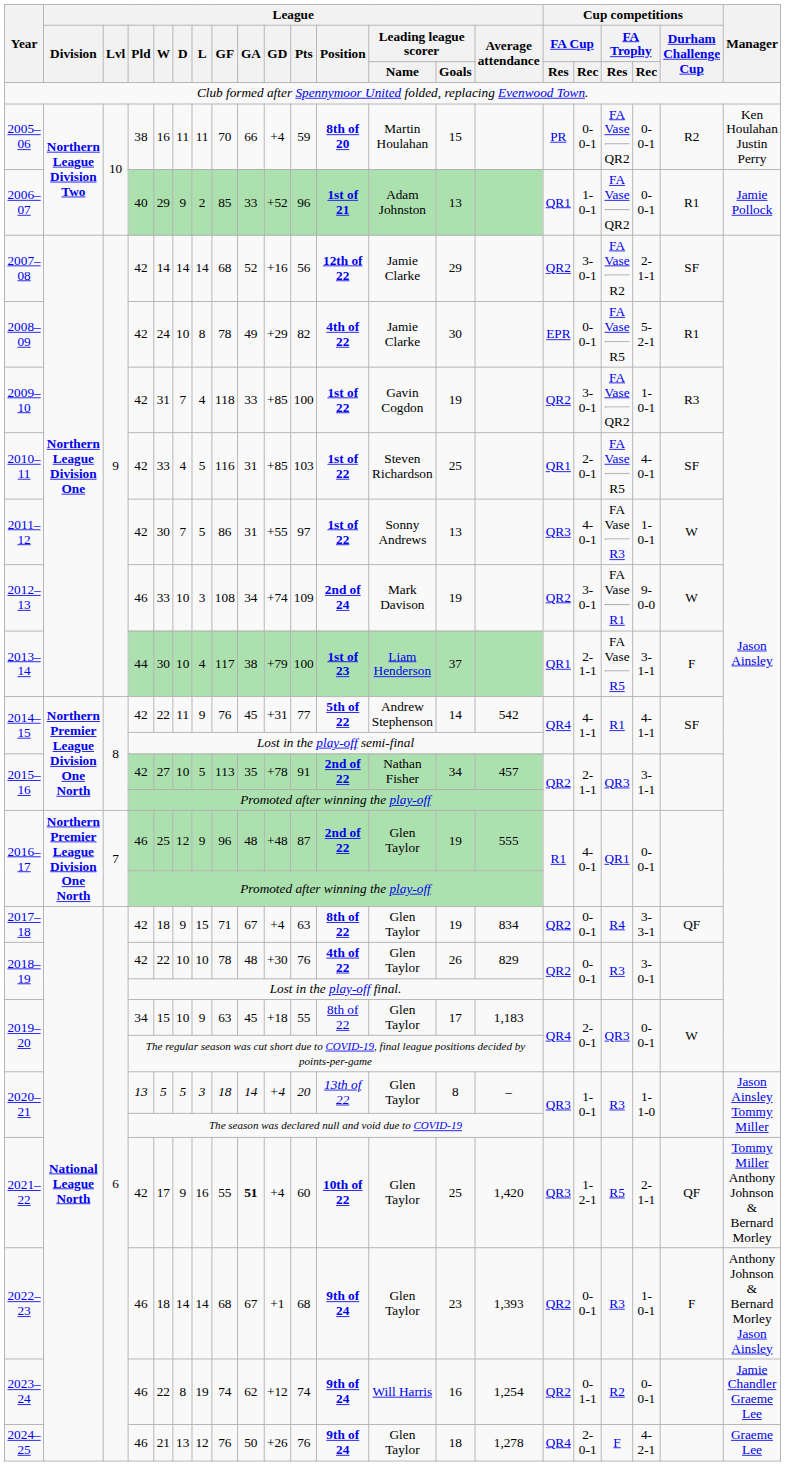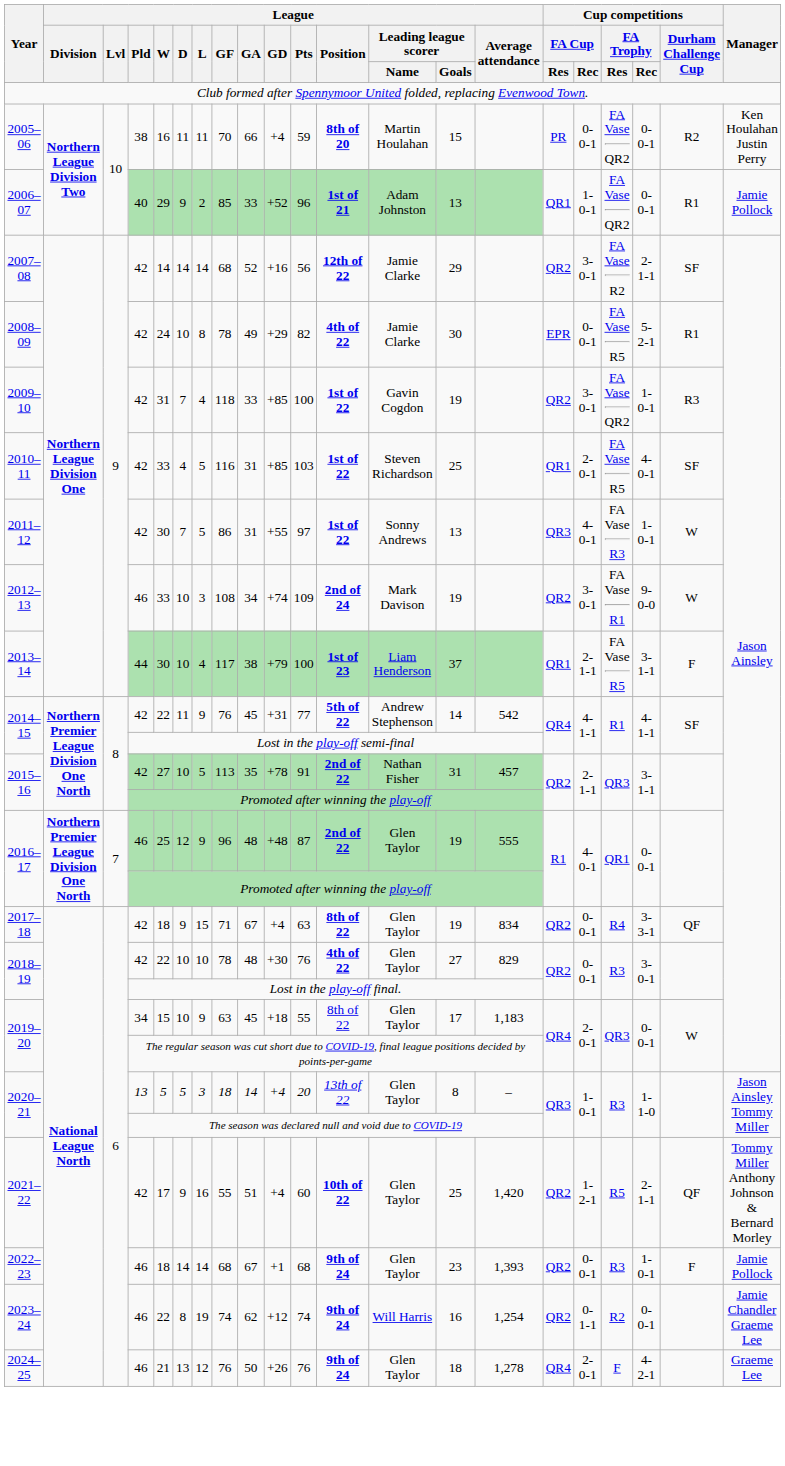(455, 771) 34 -> (455, 771) 31
(455, 960) 26 -> (455, 960) 27
(251, 1192) bold -> (251, 1192) normal
(558, 1192) QR3 -> (558, 1192) QR2
(752, 1303) Anthony Johnson & Bernard Morley Jason Ainsley -> (752, 1266) Jamie Pollock
